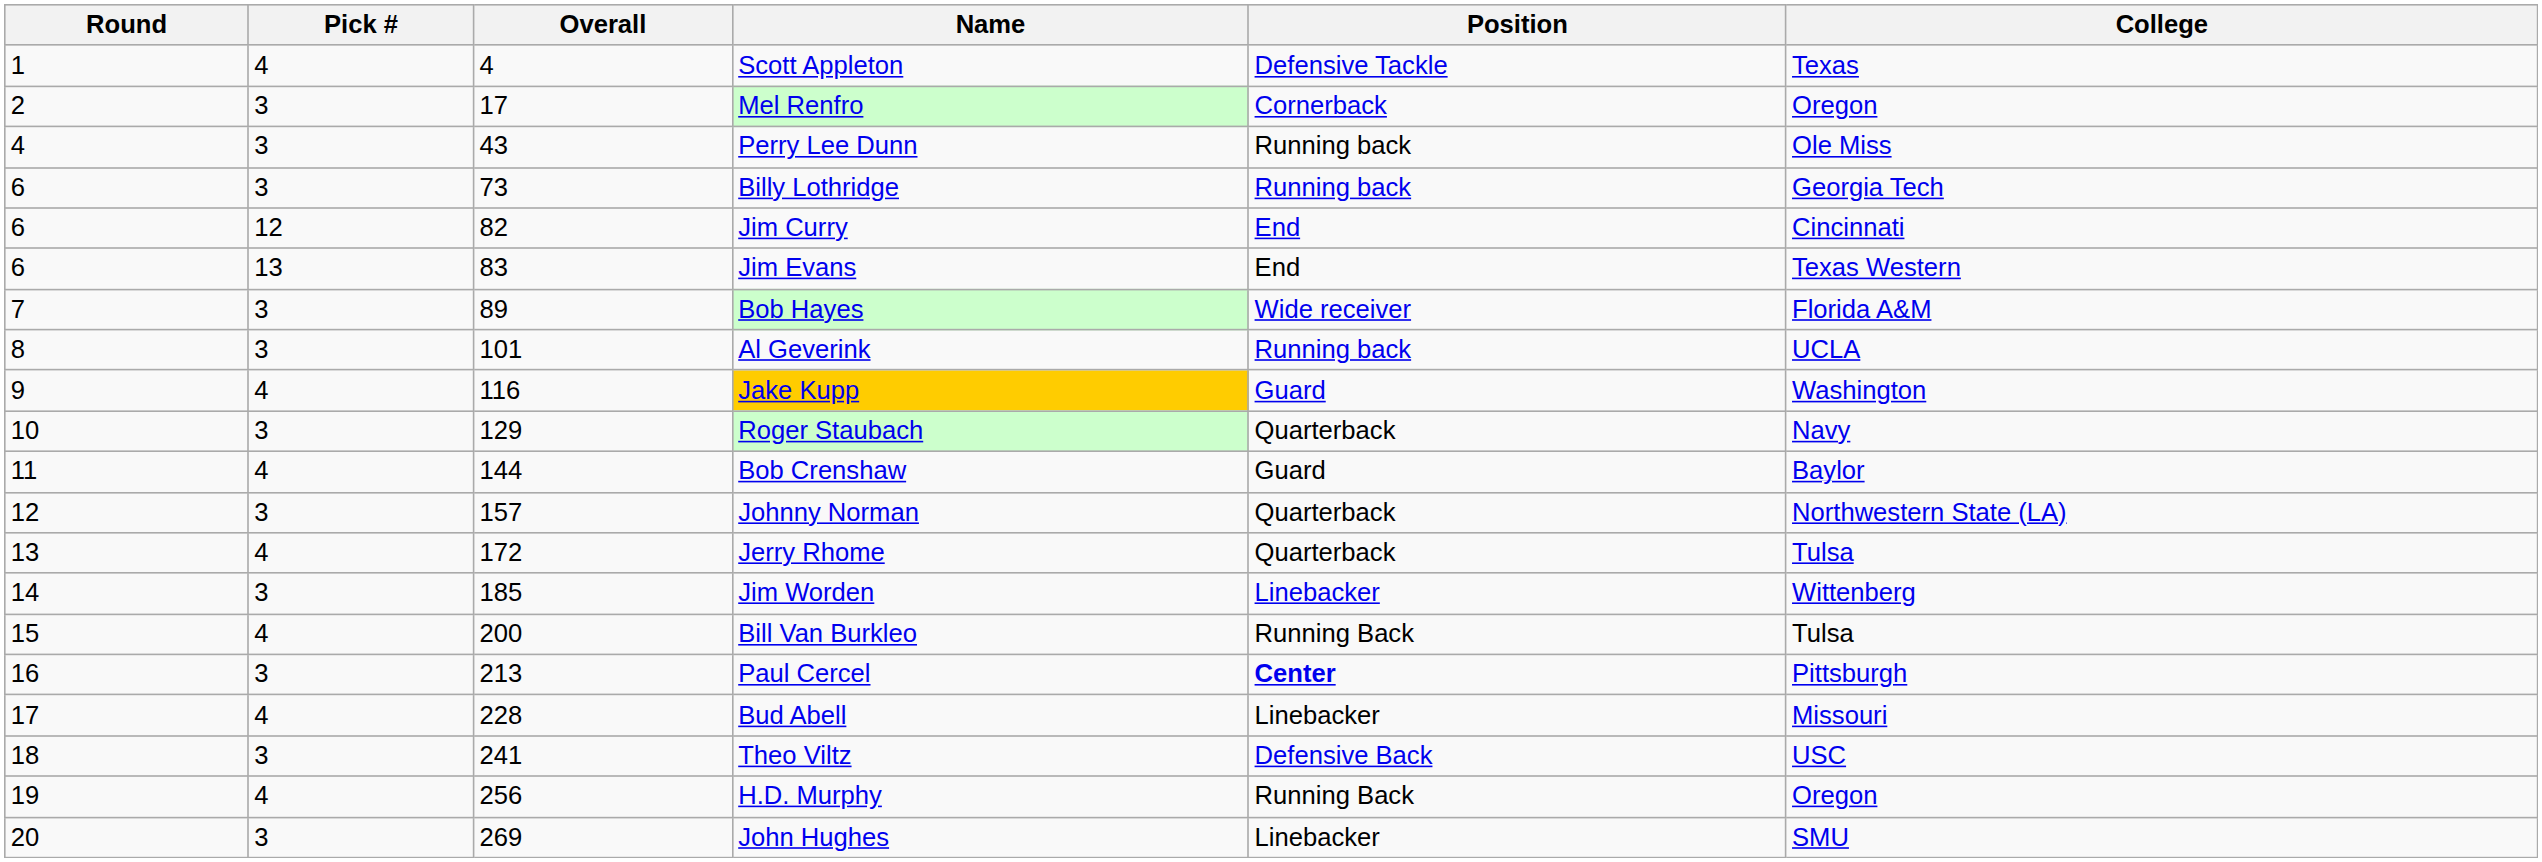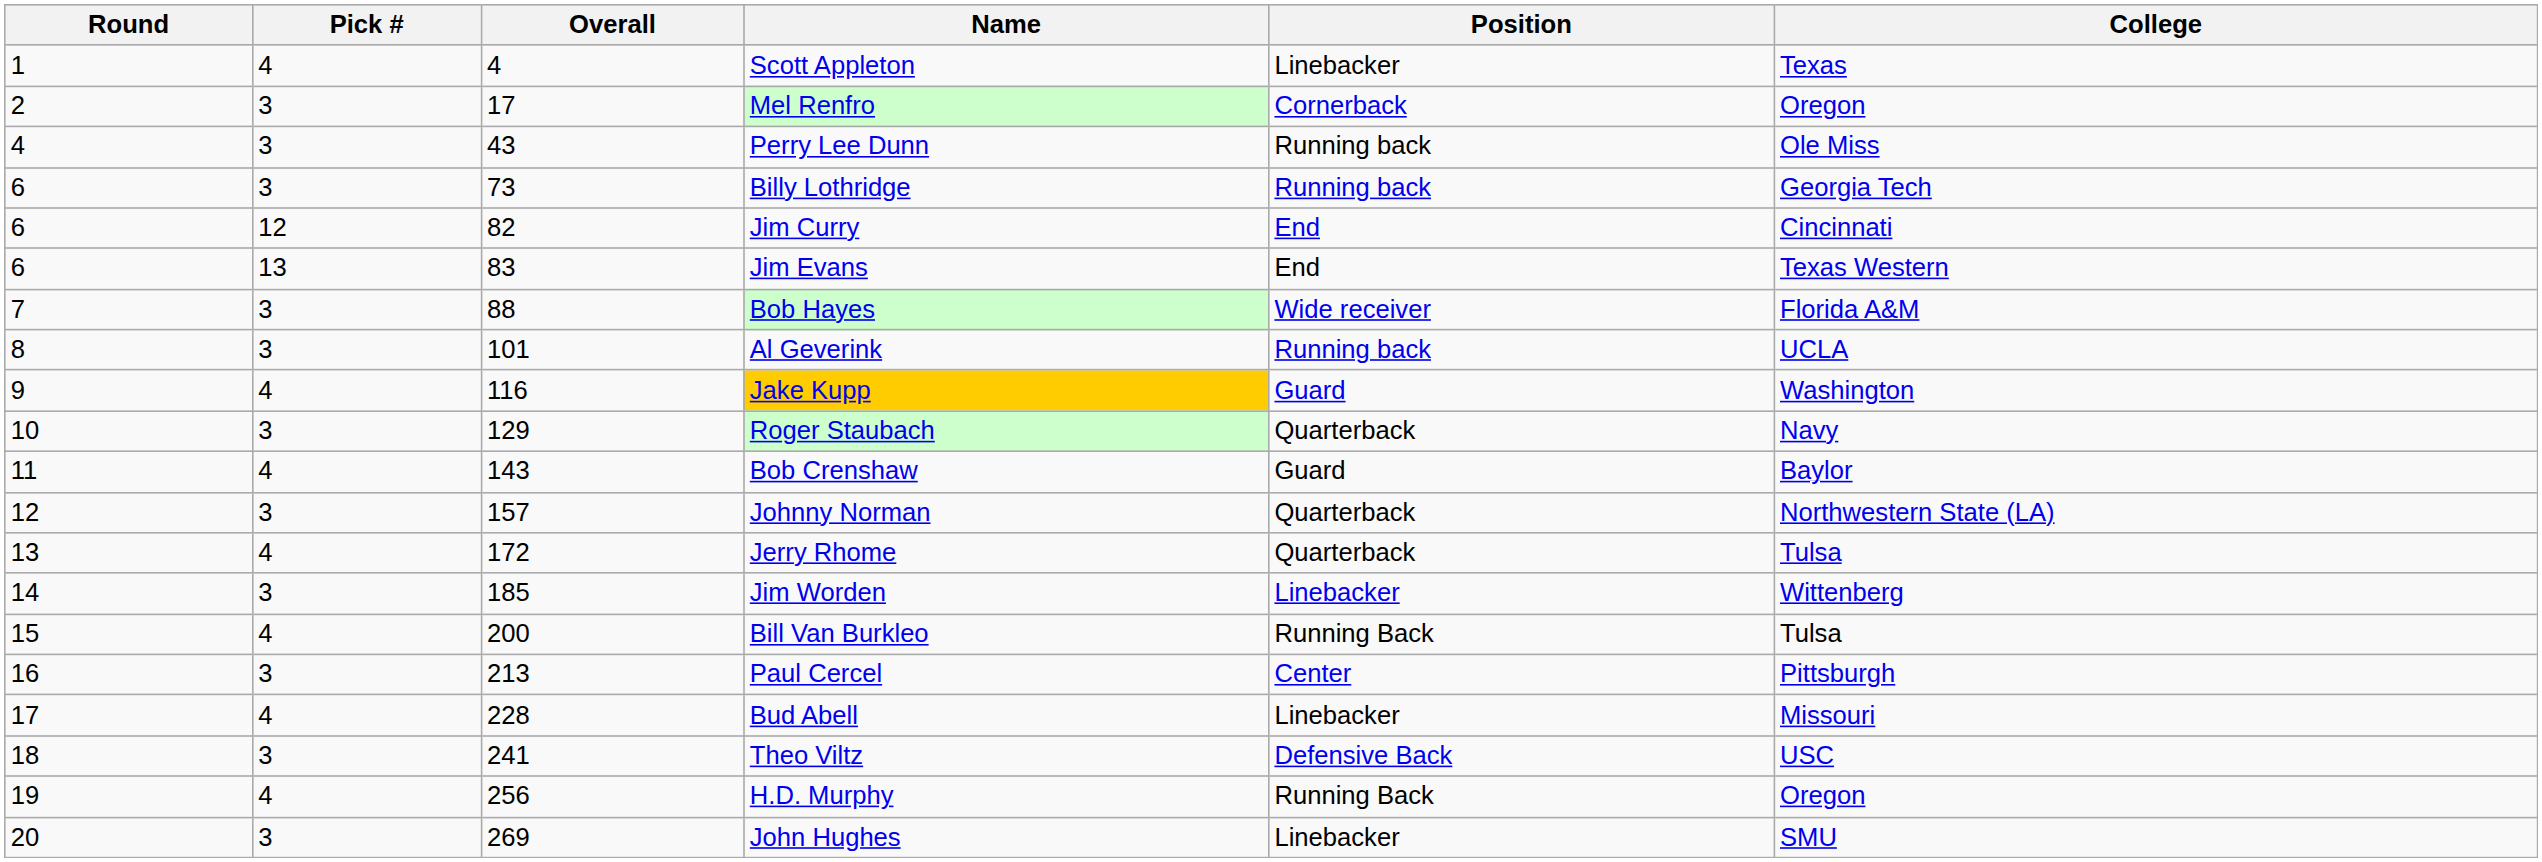(1351, 65) Defensive Tackle -> (1337, 65) Linebacker
(494, 308) 89 -> (501, 308) 88
(501, 471) 144 -> (508, 471) 143
(1295, 674) bold -> (1313, 674) normal
